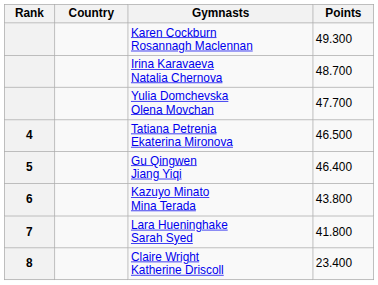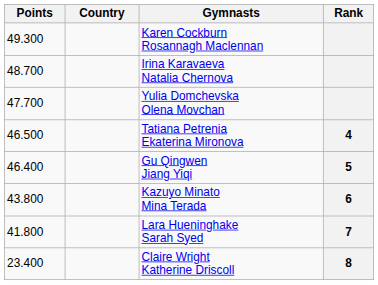columns swapped: (29, 13) <-> (343, 13)
